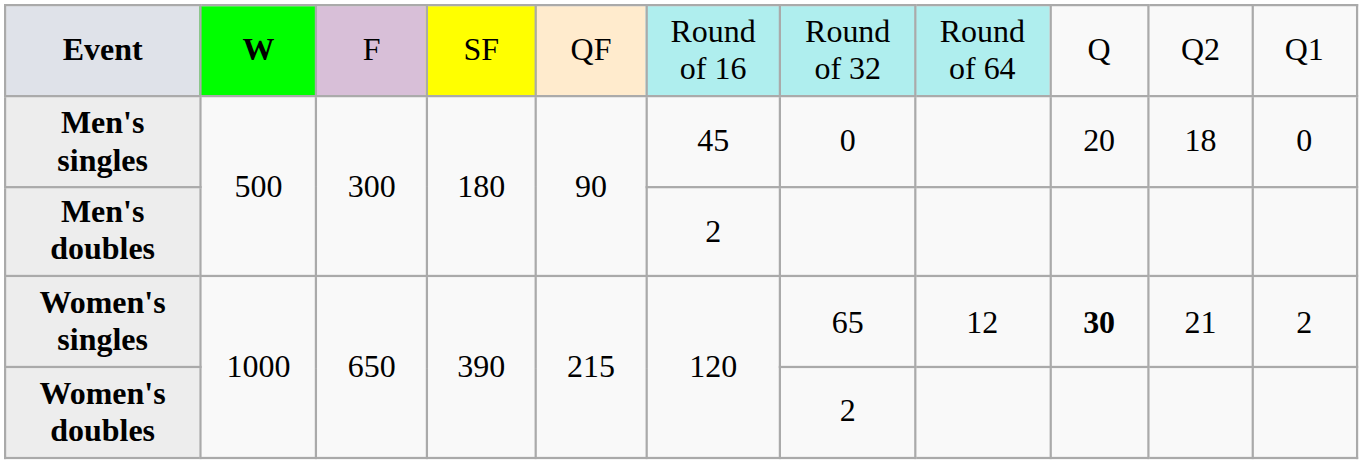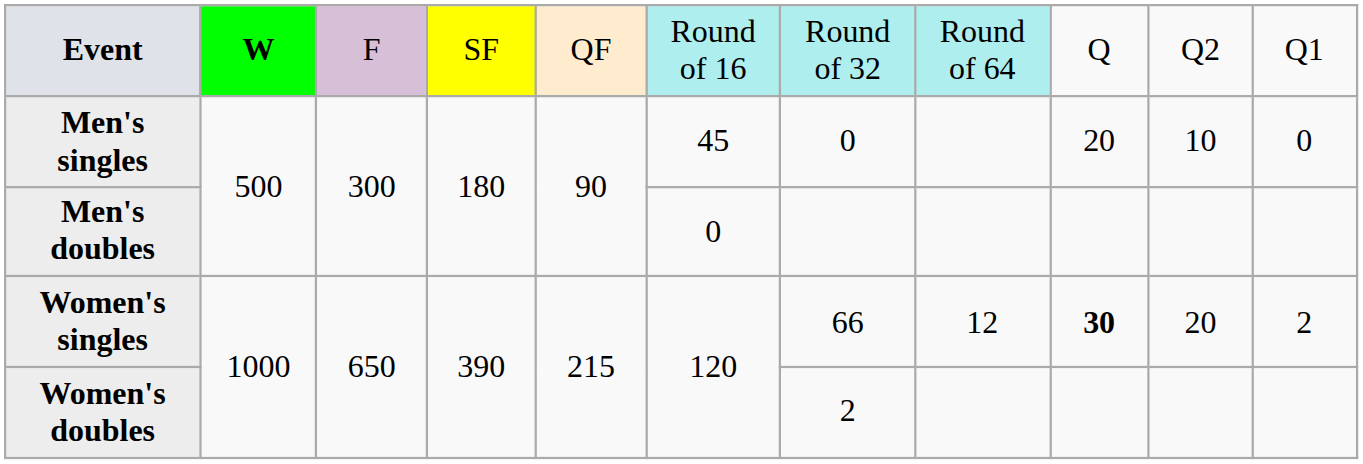(1200, 140) 18 -> (1200, 140) 10
(713, 231) 2 -> (713, 231) 0
(848, 321) 65 -> (848, 321) 66
(1200, 321) 21 -> (1200, 321) 20
